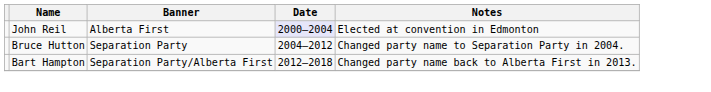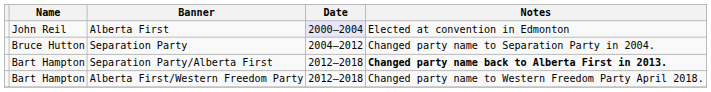(487, 62) normal -> (518, 62) bold
+ row: (197, 79)
